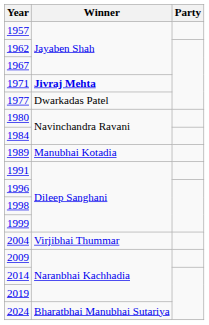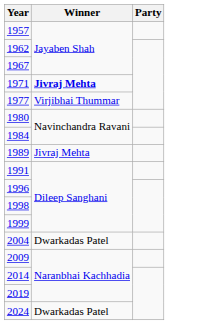(71, 100) Dwarkadas Patel -> (77, 100) Virjibhai Thummar
(75, 153) Manubhai Kotadia -> (62, 153) Jivraj Mehta
(77, 240) Virjibhai Thummar -> (71, 240) Dwarkadas Patel
(102, 310) Bharatbhai Manubhai Sutariya -> (71, 310) Dwarkadas Patel
